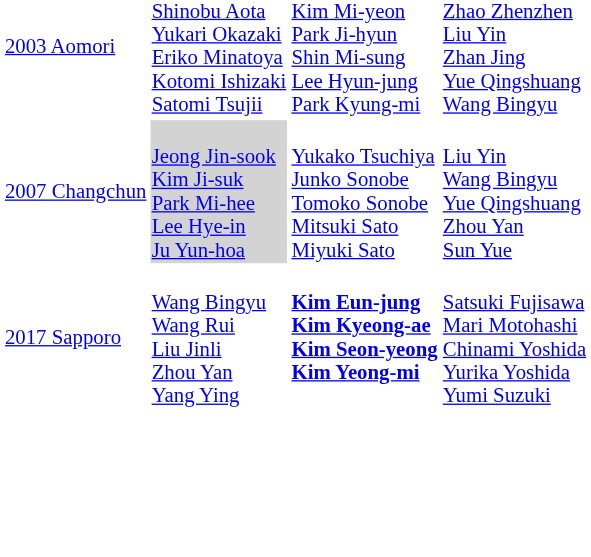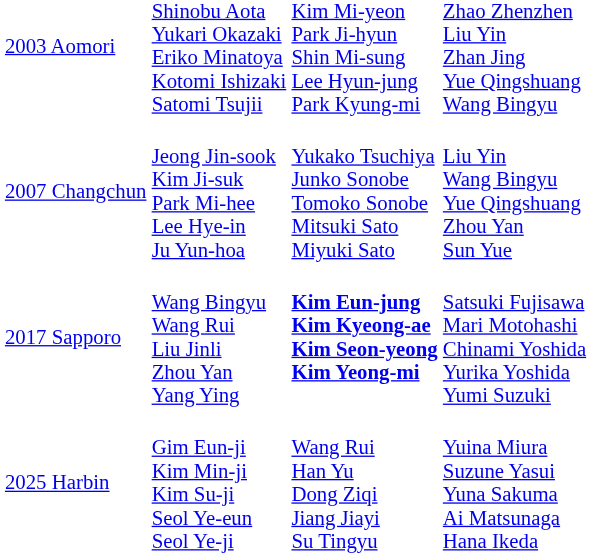(214, 203) lightgrey background -> (214, 203) no background
+ row: (57, 482)
